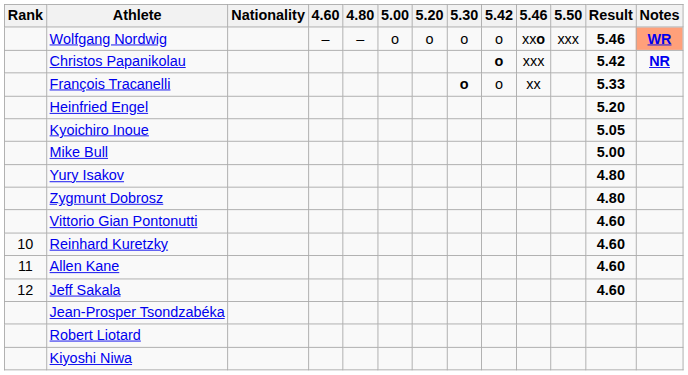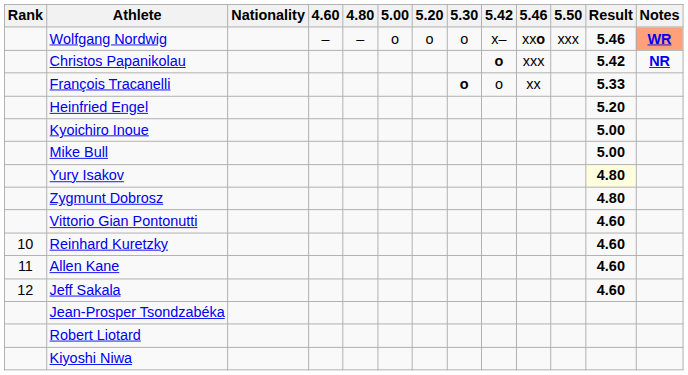(499, 38) o -> (499, 38) x–
(611, 130) 5.05 -> (611, 130) 5.00
(611, 175) no background -> (611, 175) lightyellow background
